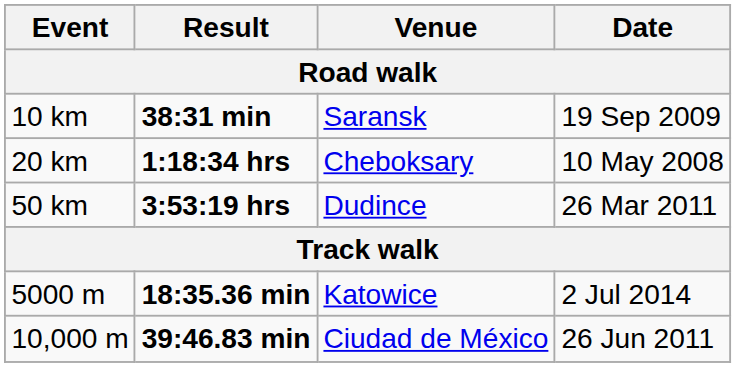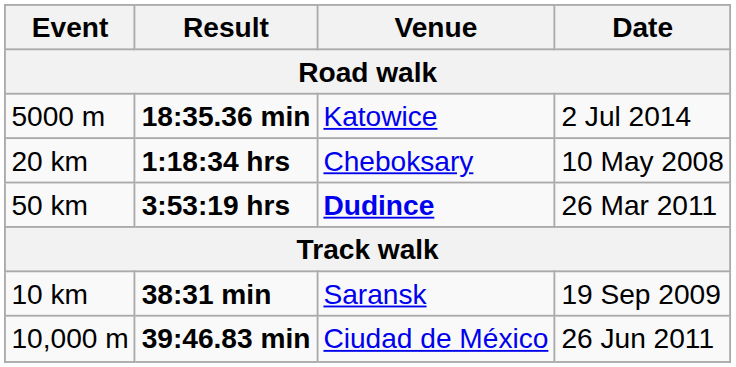rows swapped: (50, 116) <-> (58, 294)
(375, 205) normal -> (379, 205) bold
